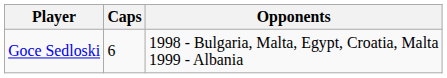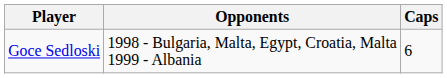columns swapped: (125, 17) <-> (294, 17)
